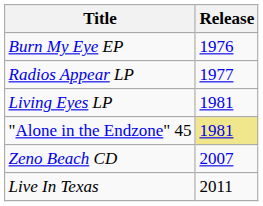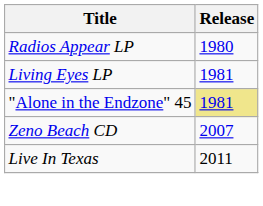- row: (66, 46)
(216, 74) 1977 -> (216, 46) 1980
